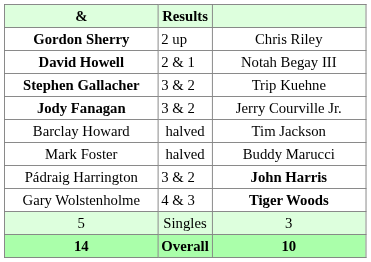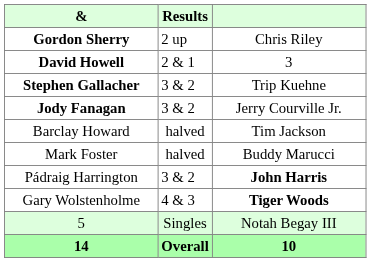(289, 62) Notah Begay III -> (289, 62) 3
(289, 223) 3 -> (289, 223) Notah Begay III
